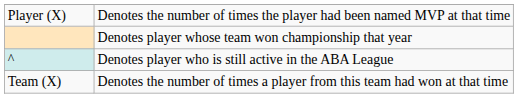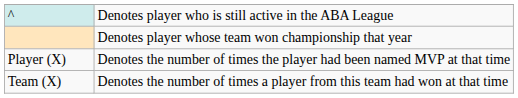rows swapped: (11, 59) <-> (37, 15)
